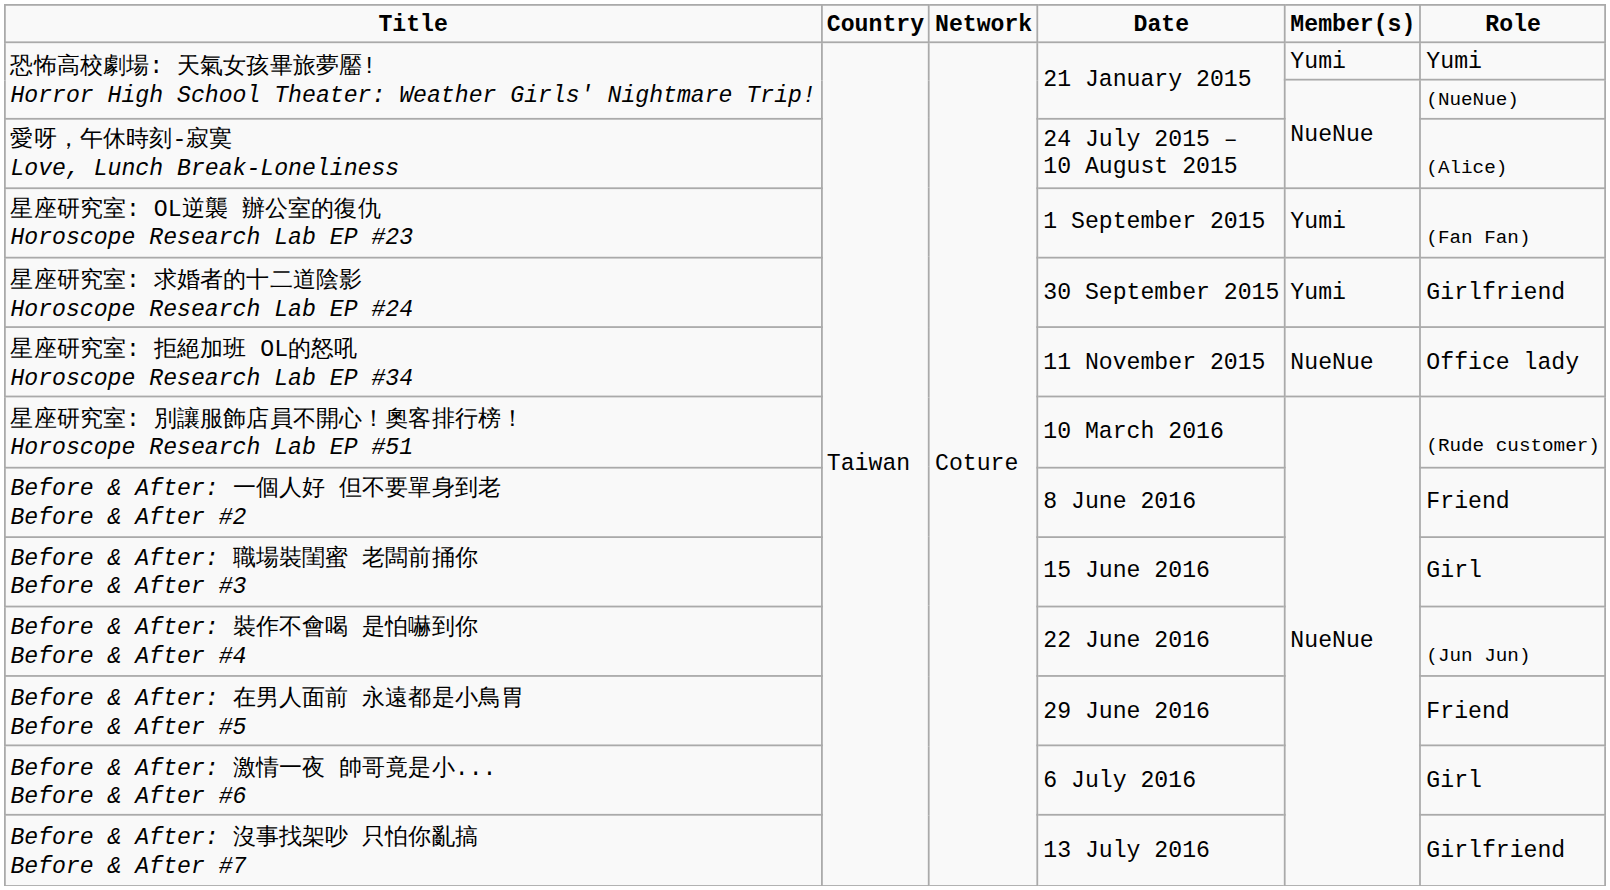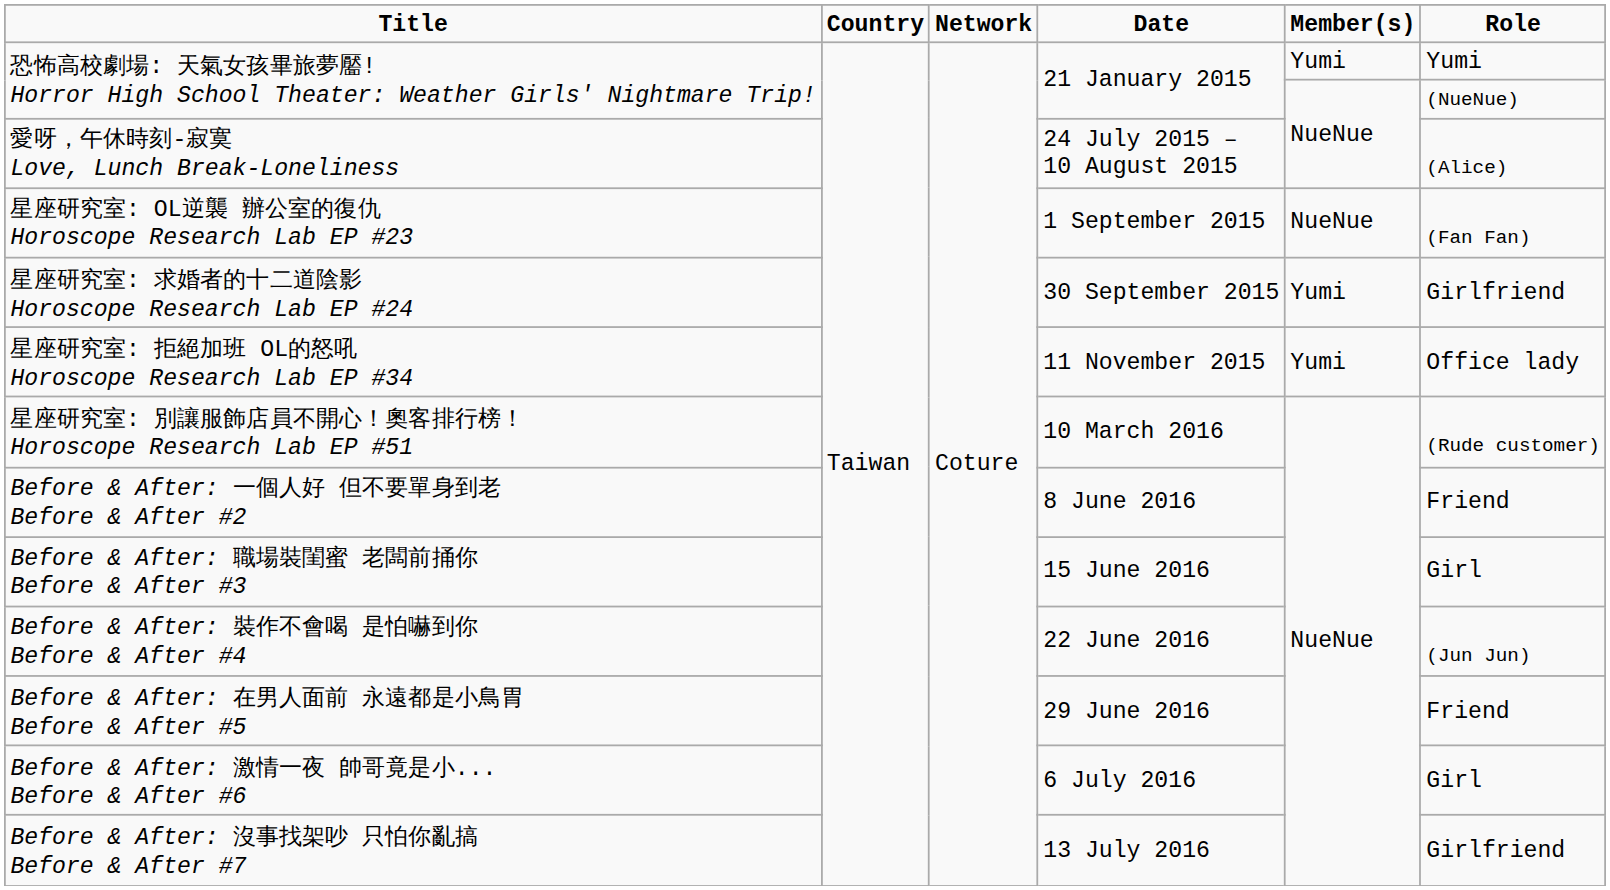(1318, 223) Yumi -> (1332, 223) NueNue
(1332, 362) NueNue -> (1318, 362) Yumi
